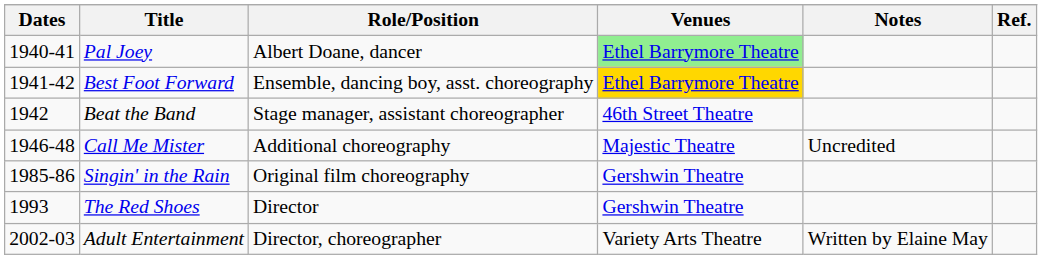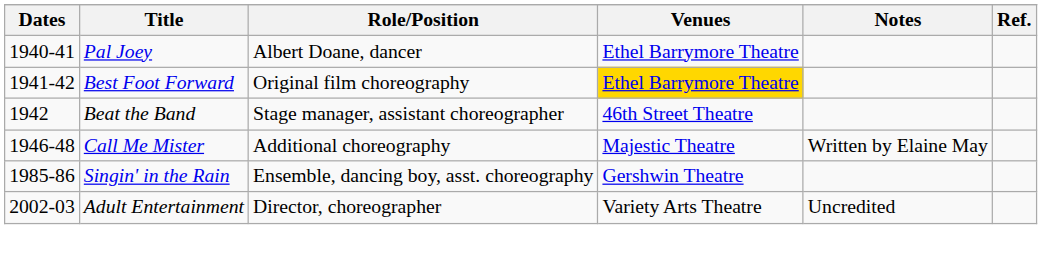(701, 51) lightgreen background -> (701, 51) no background
(423, 82) Ensemble, dancing boy, asst. choreography -> (361, 82) Original film choreography
(852, 144) Uncredited -> (898, 144) Written by Elaine May
(361, 176) Original film choreography -> (423, 176) Ensemble, dancing boy, asst. choreography
- row: (142, 207)
(898, 238) Written by Elaine May -> (852, 207) Uncredited
